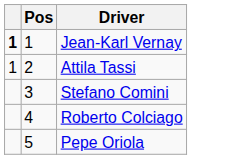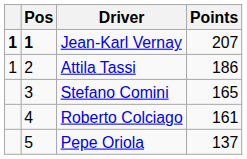+ column: (214, 17)
(29, 42) normal -> (29, 42) bold
